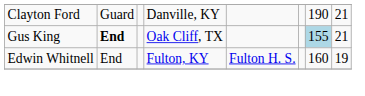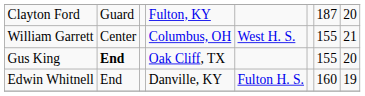(183, 15) Danville, KY -> (180, 15) Fulton, KY
(318, 15) 190 -> (327, 15) 187
(342, 15) 21 -> (350, 15) 20
+ row: (51, 36)
(318, 36) lightblue background -> (327, 58) no background
(342, 36) 21 -> (350, 58) 20
(178, 58) Fulton, KY -> (186, 79) Danville, KY
